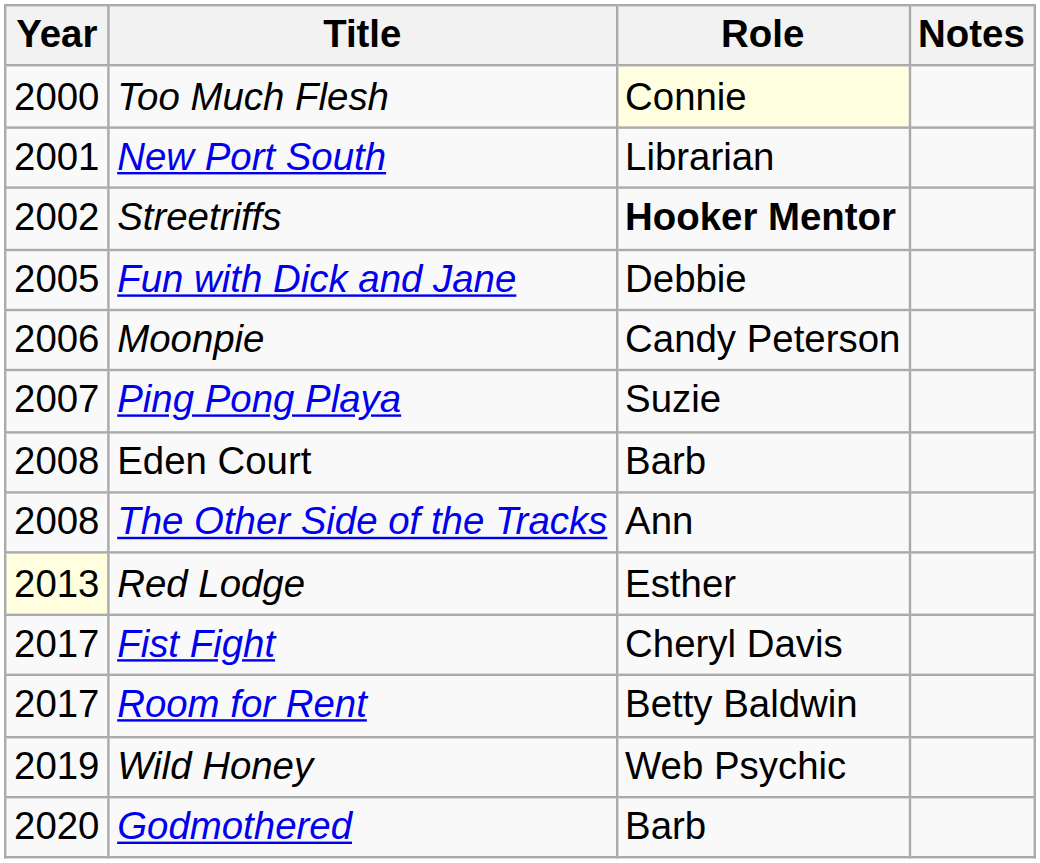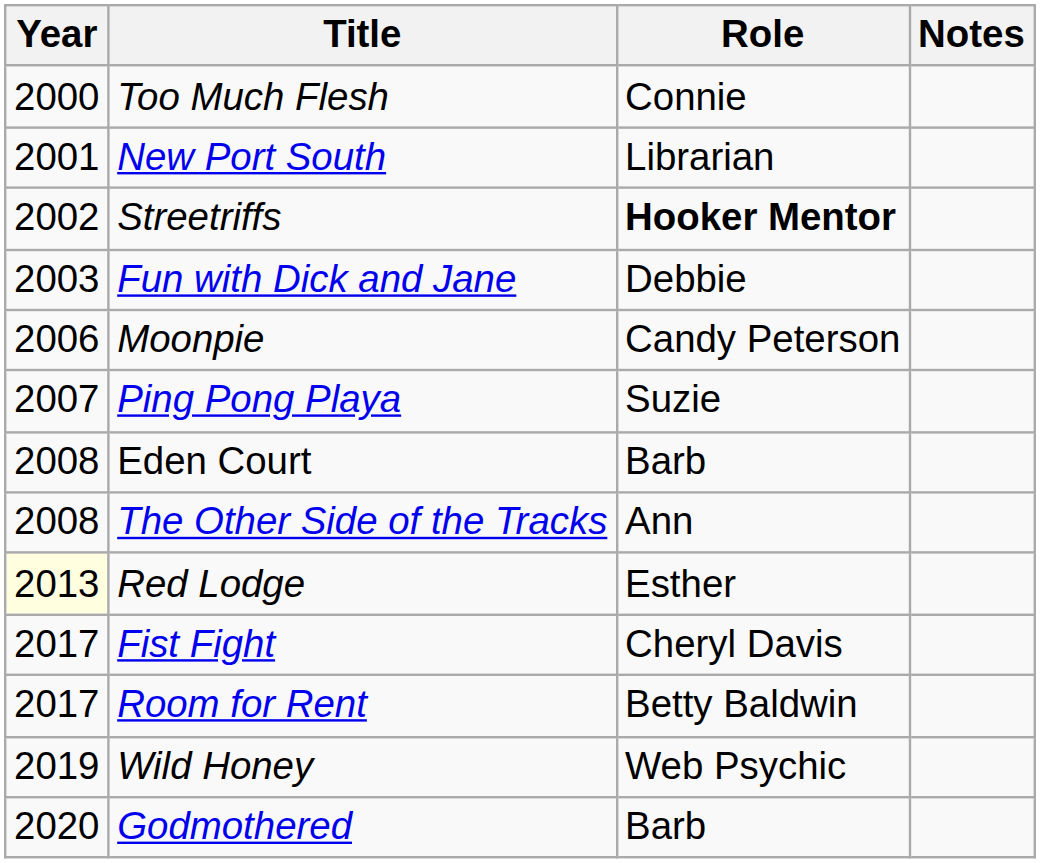(686, 95) lightyellow background -> (686, 95) no background
(57, 278) 2005 -> (57, 278) 2003
